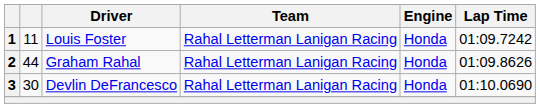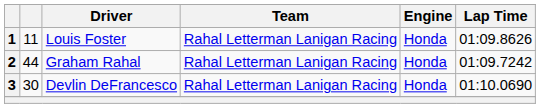(496, 39) 01:09.7242 -> (496, 39) 01:09.8626
(496, 62) 01:09.8626 -> (496, 62) 01:09.7242
